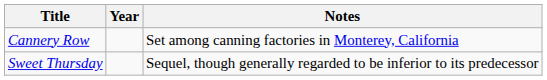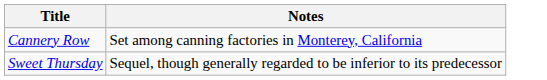- column: (124, 16)
